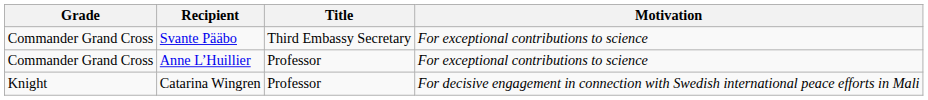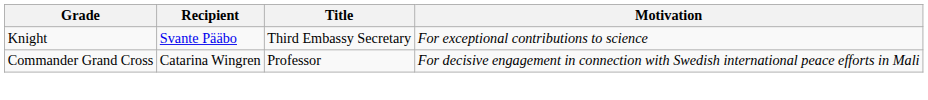(80, 38) Commander Grand Cross -> (28, 38) Knight
- row: (205, 60)
(28, 83) Knight -> (80, 60) Commander Grand Cross
